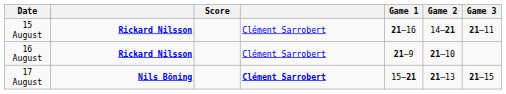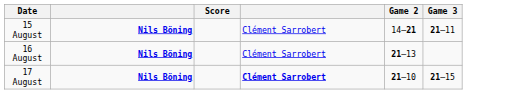- column: (404, 11)
(155, 30) Rickard Nilsson -> (165, 30) Nils Böning
(155, 53) Rickard Nilsson -> (165, 53) Nils Böning
(443, 53) 21–10 -> (404, 53) 21–13
(443, 77) 21–13 -> (404, 77) 21–10
